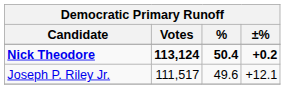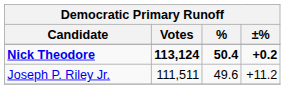(177, 75) 111,517 -> (178, 75) 111,511
(261, 75) +12.1 -> (262, 75) +11.2
